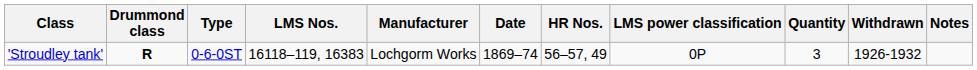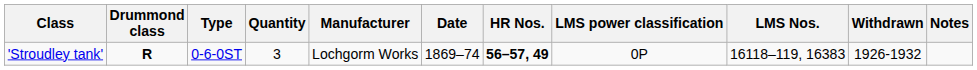columns swapped: (817, 23) <-> (306, 23)
(576, 53) normal -> (517, 53) bold
